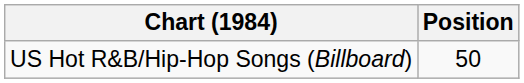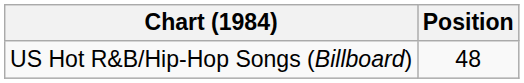(468, 59) 50 -> (468, 59) 48
